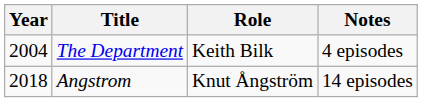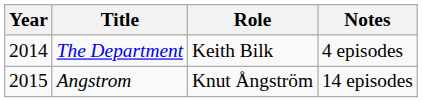(28, 50) 2004 -> (28, 50) 2014
(28, 81) 2018 -> (28, 81) 2015
